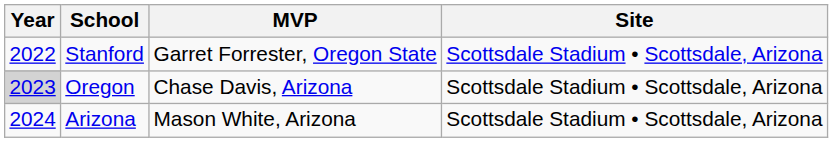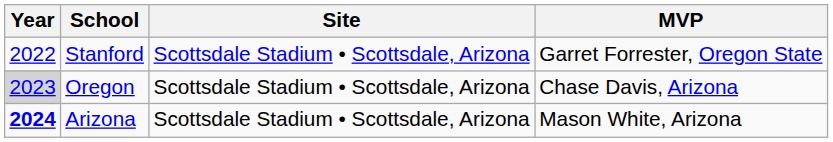columns swapped: (634, 20) <-> (295, 20)
(33, 119) normal -> (33, 119) bold
